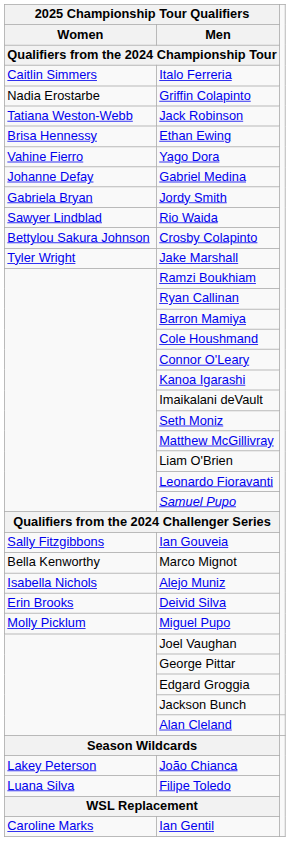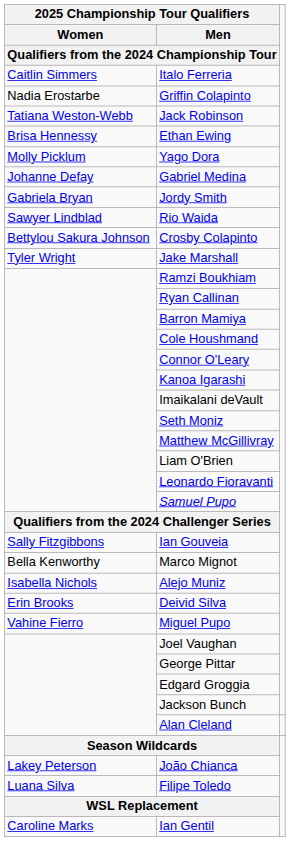(45, 156) Vahine Fierro -> (46, 156) Molly Picklum
(46, 623) Molly Picklum -> (45, 623) Vahine Fierro
